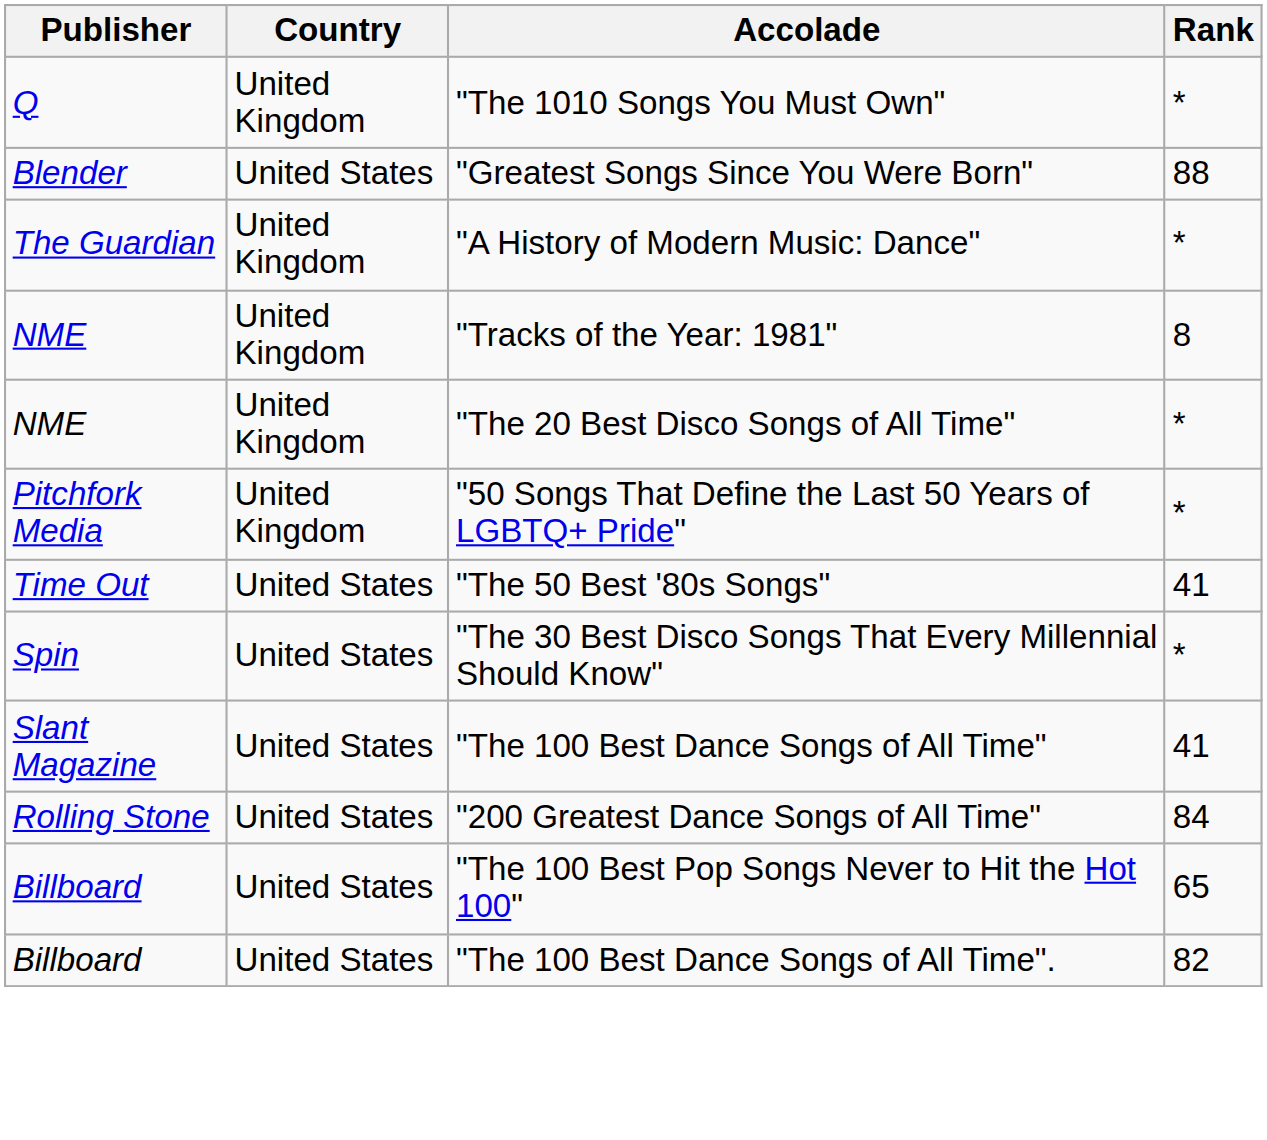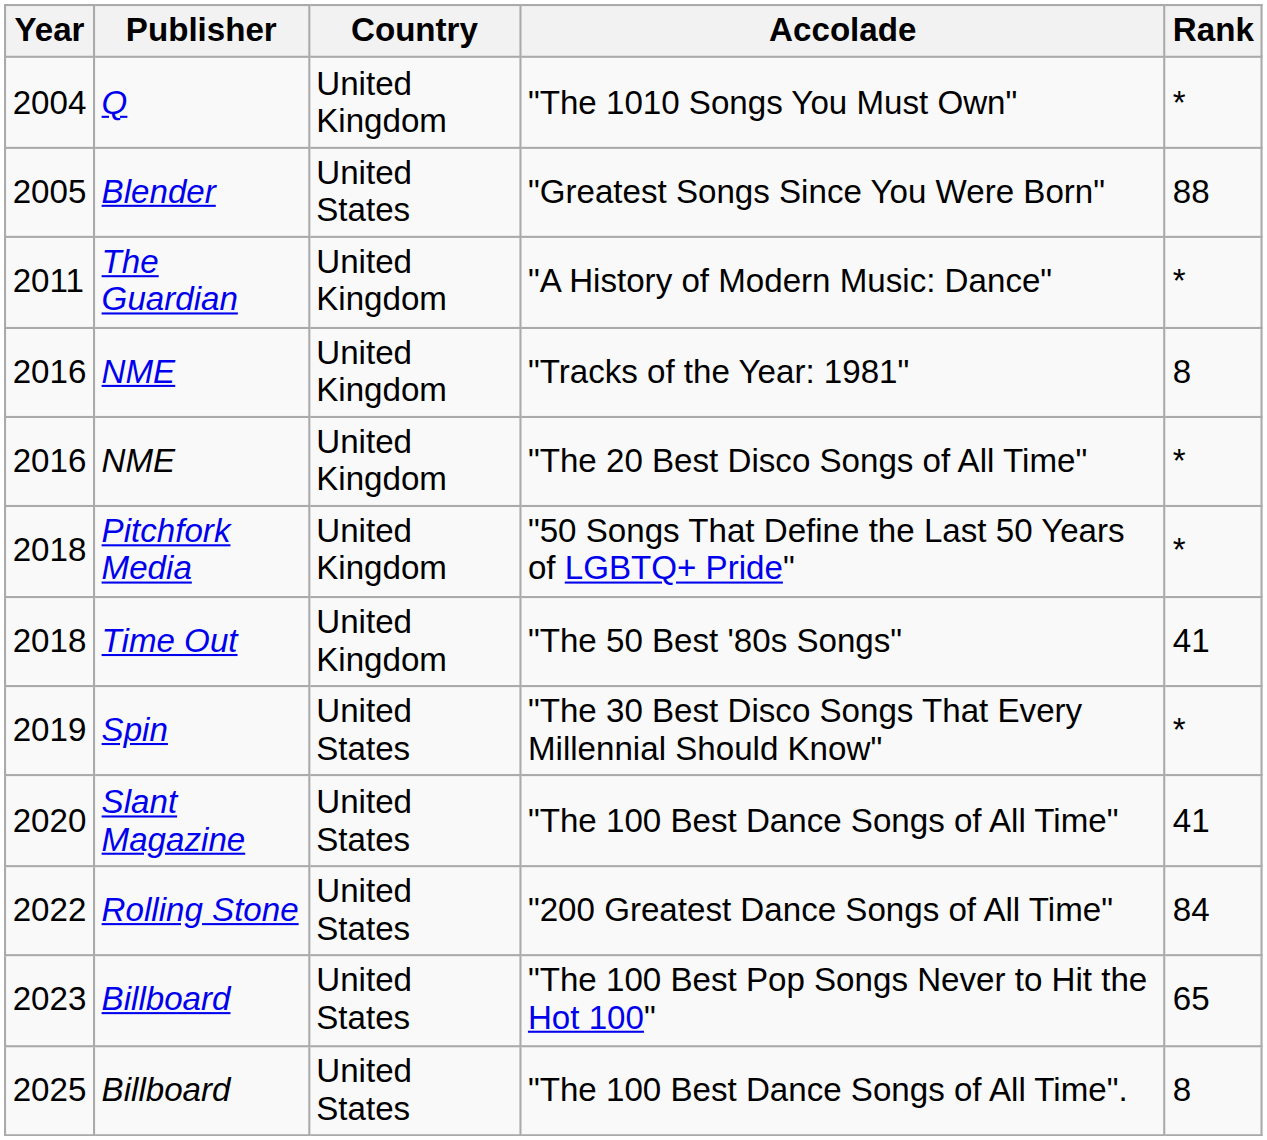+ column: (50, 30)
(334, 584) United States -> (382, 640) United Kingdom
(1191, 959) 82 -> (1182, 1089) 8
